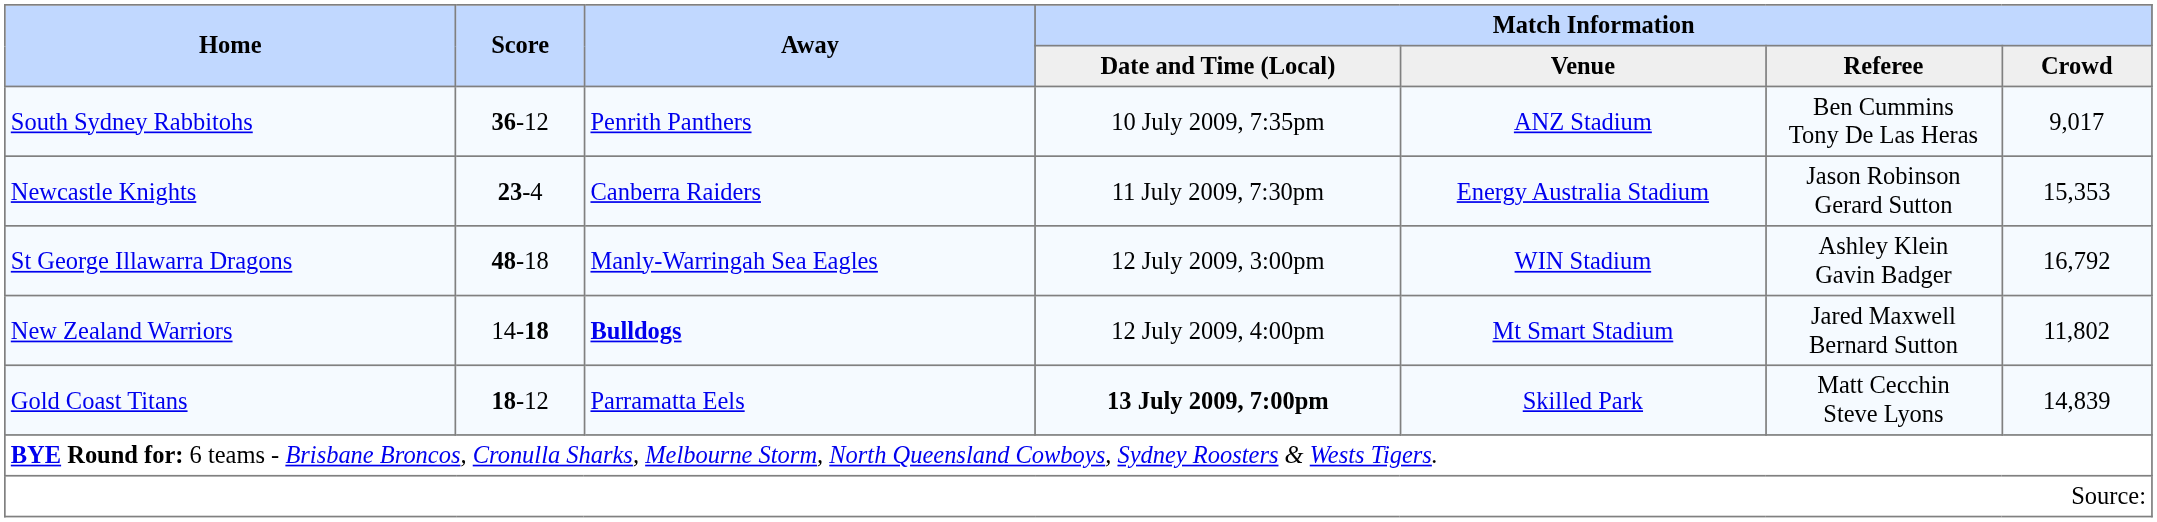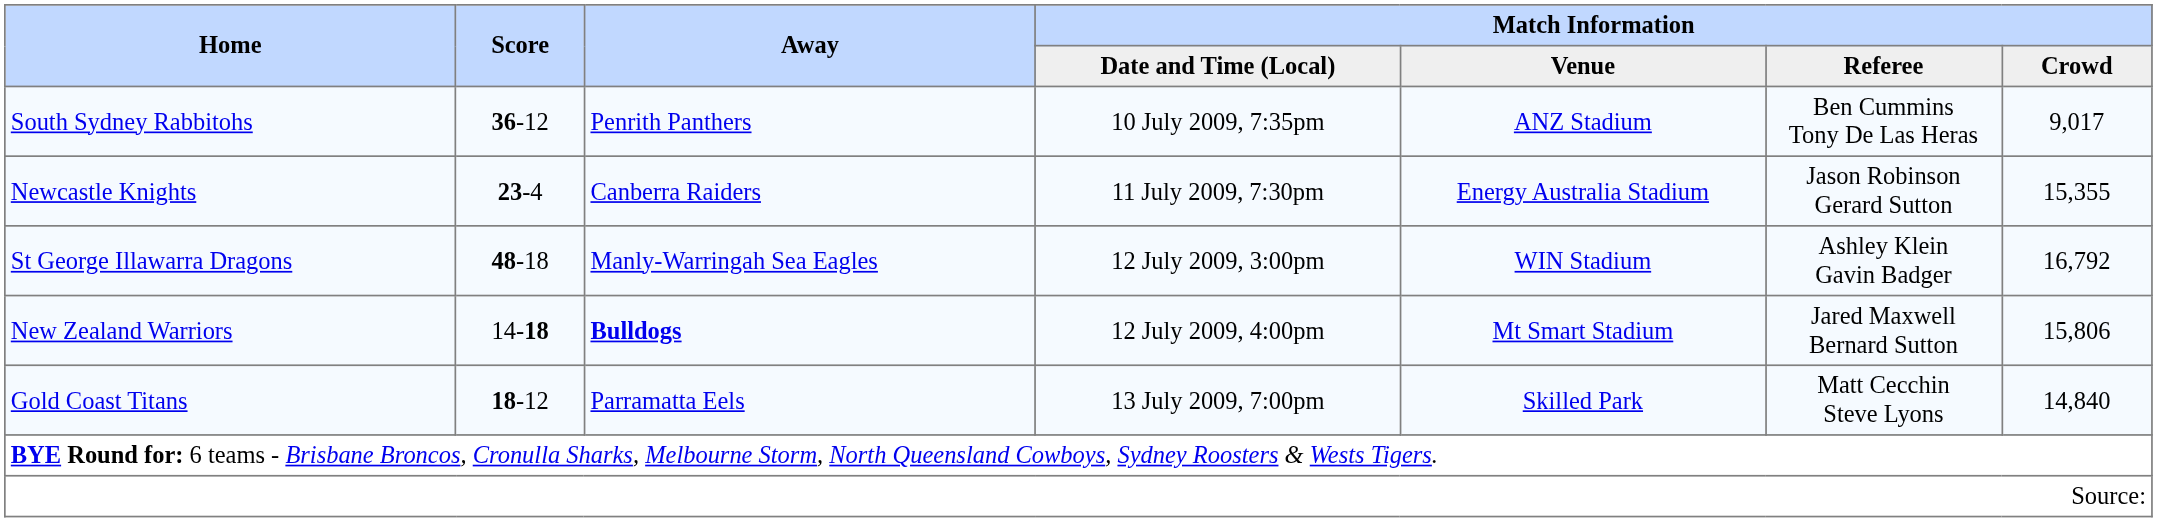(2077, 190) 15,353 -> (2077, 190) 15,355
(2077, 330) 11,802 -> (2077, 330) 15,806
(1218, 399) bold -> (1218, 399) normal
(2077, 399) 14,839 -> (2077, 399) 14,840
